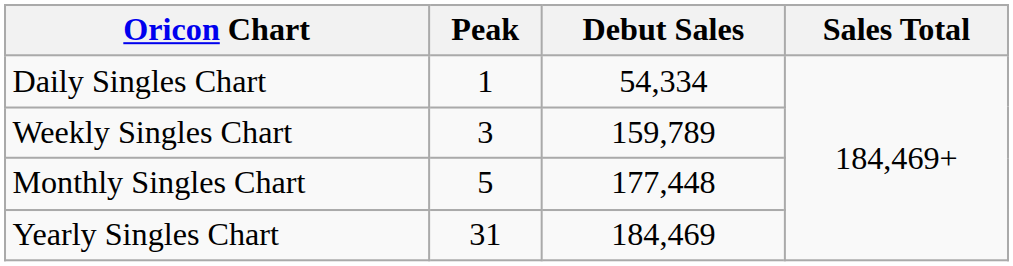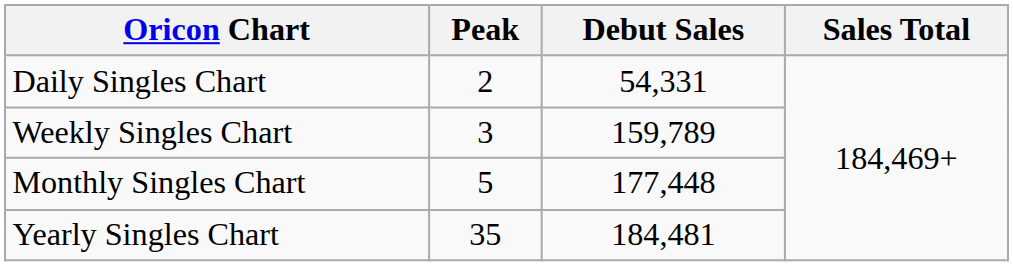(485, 81) 1 -> (485, 81) 2
(663, 81) 54,334 -> (663, 81) 54,331
(485, 234) 31 -> (485, 234) 35
(663, 234) 184,469 -> (663, 234) 184,481
